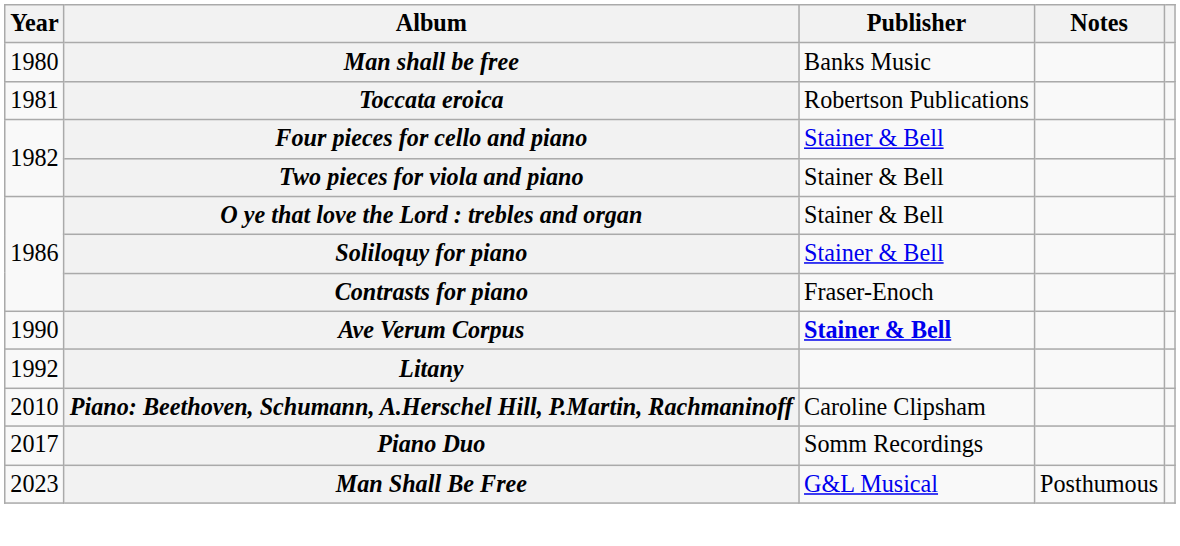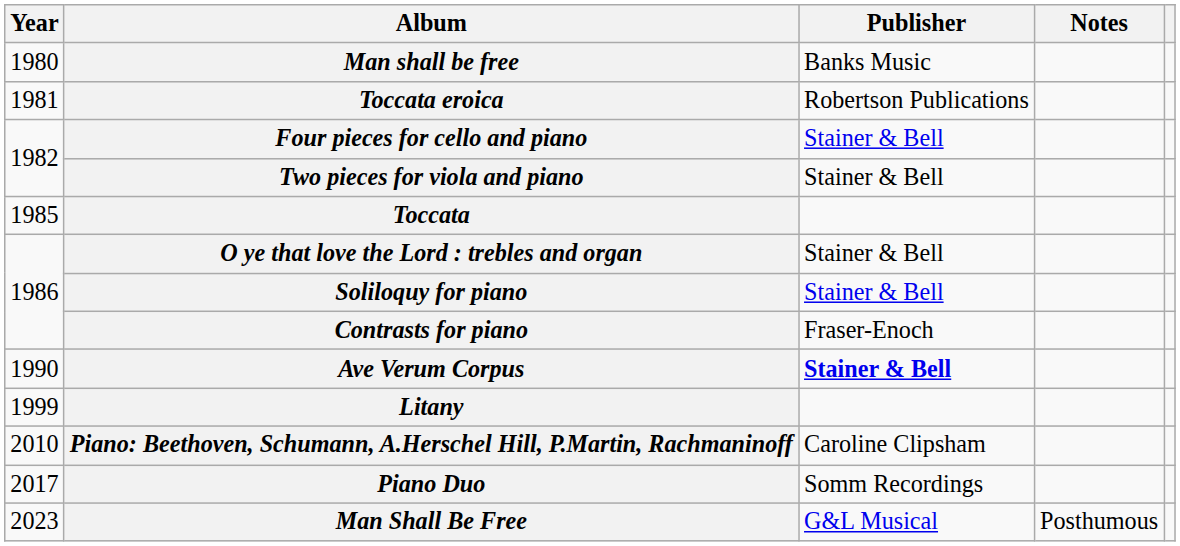+ row: (431, 215)
(34, 368) 1992 -> (34, 406) 1999
